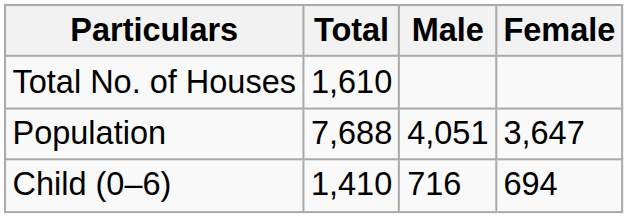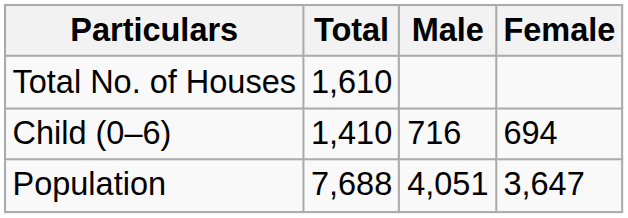rows swapped: (89, 133) <-> (92, 184)
